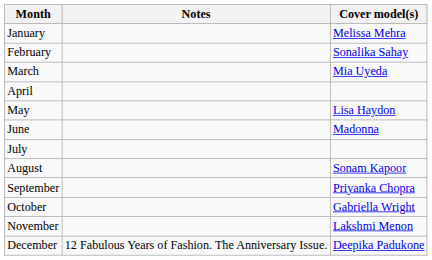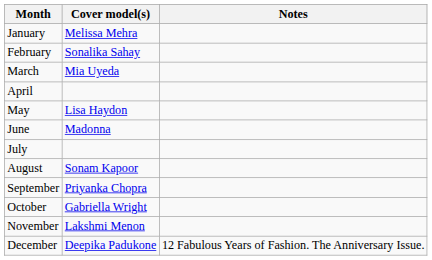columns swapped: (379, 14) <-> (196, 14)
